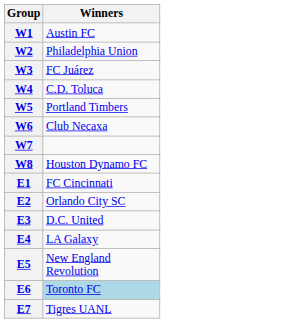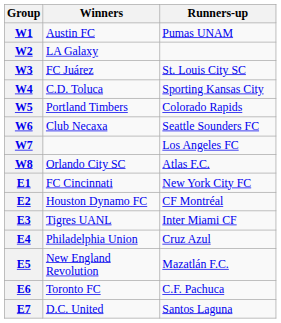+ column: (218, 13)
(92, 51) Philadelphia Union -> (72, 51) LA Galaxy
(97, 164) Houston Dynamo FC -> (86, 164) Orlando City SC
(86, 201) Orlando City SC -> (97, 201) Houston Dynamo FC
(75, 220) D.C. United -> (79, 220) Tigres UANL
(72, 239) LA Galaxy -> (92, 239) Philadelphia Union
(73, 290) lightblue background -> (73, 290) no background
(79, 308) Tigres UANL -> (75, 308) D.C. United
